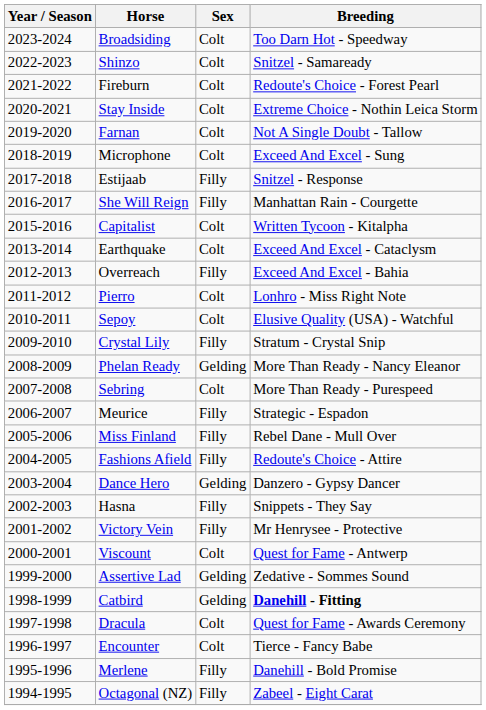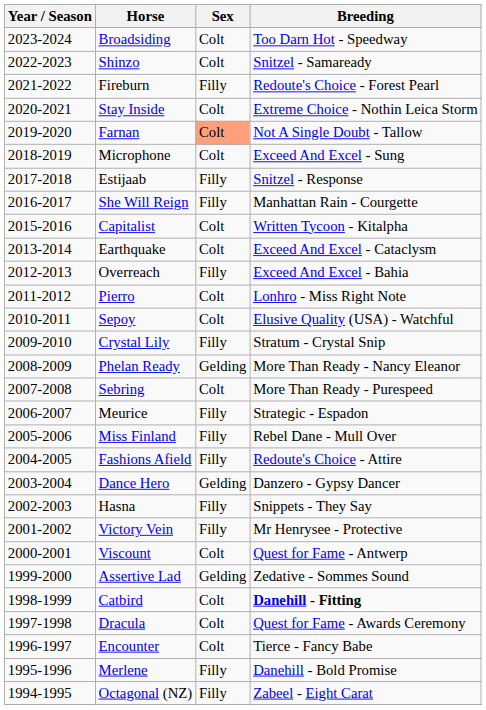(212, 86) Colt -> (213, 86) Filly
(212, 132) no background -> (212, 132) lightsalmon background
(223, 599) Gelding -> (212, 599) Colt
